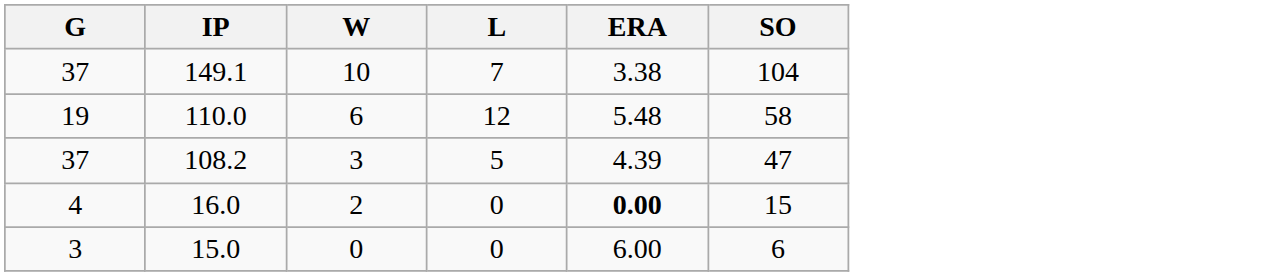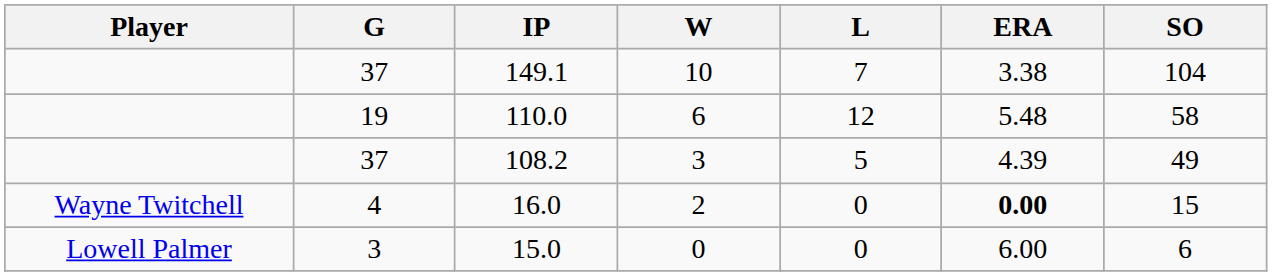+ column: (149, 26)
(778, 159) 47 -> (1185, 159) 49
